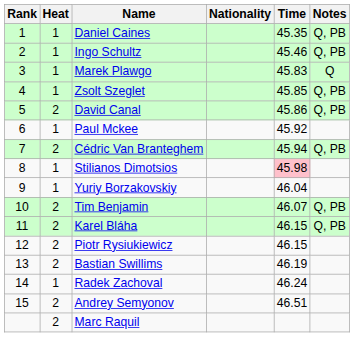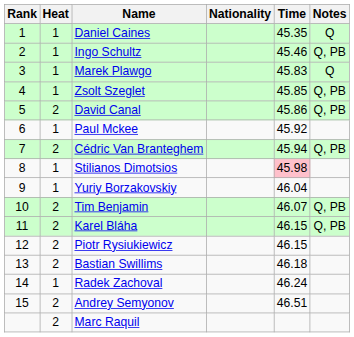(330, 33) Q, PB -> (330, 33) Q
(292, 264) 46.19 -> (292, 264) 46.18
